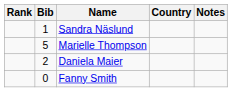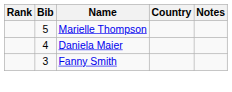- row: (96, 29)
(45, 62) 2 -> (45, 45) 4
(45, 78) 0 -> (45, 62) 3
